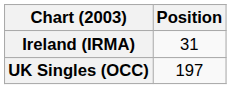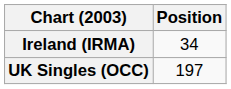(189, 44) 31 -> (189, 44) 34
